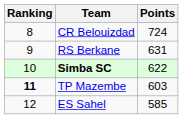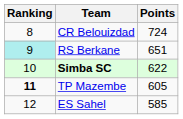(30, 50) no background -> (30, 50) paleturquoise background
(158, 50) 631 -> (158, 50) 651
(158, 86) 603 -> (158, 86) 605
